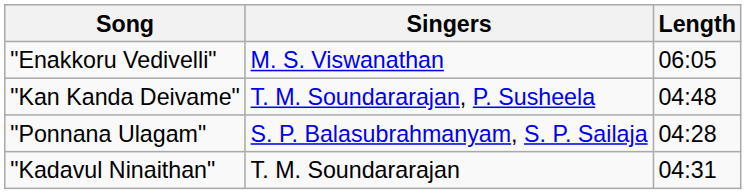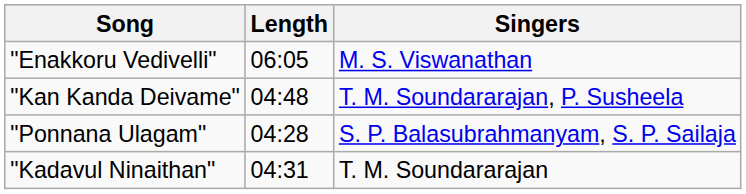columns swapped: (449, 23) <-> (697, 23)
